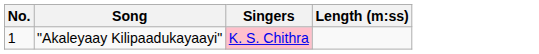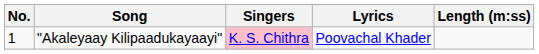+ column: (373, 16)
